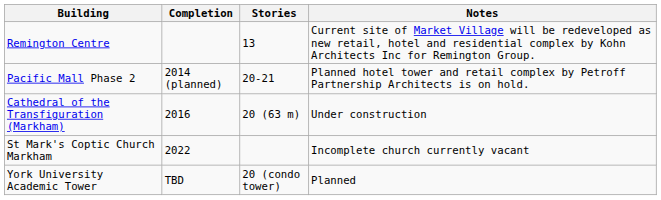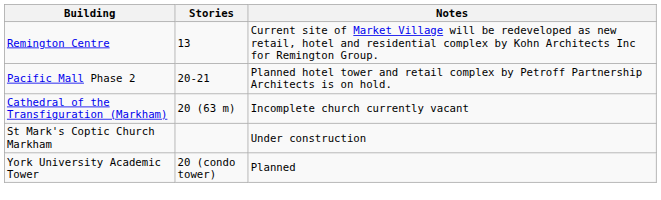- column: (201, 13)
(369, 114) Under construction -> (360, 108) Incomplete church currently vacant
(420, 150) Incomplete church currently vacant -> (308, 138) Under construction
